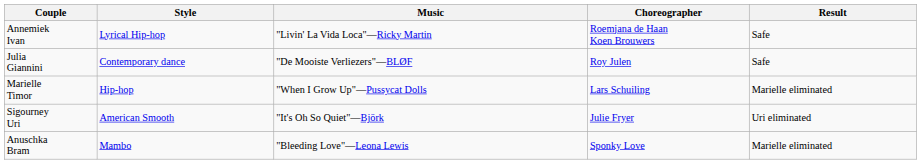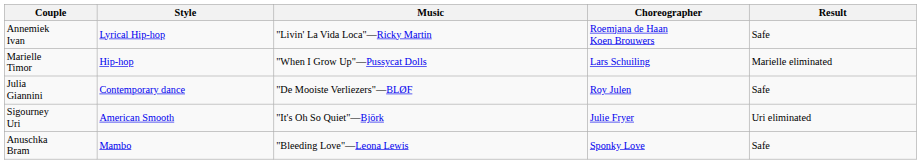rows swapped: (24, 90) <-> (25, 62)
(792, 145) Marielle eliminated -> (761, 145) Safe
